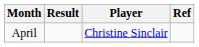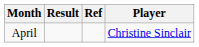columns swapped: (126, 13) <-> (182, 13)
